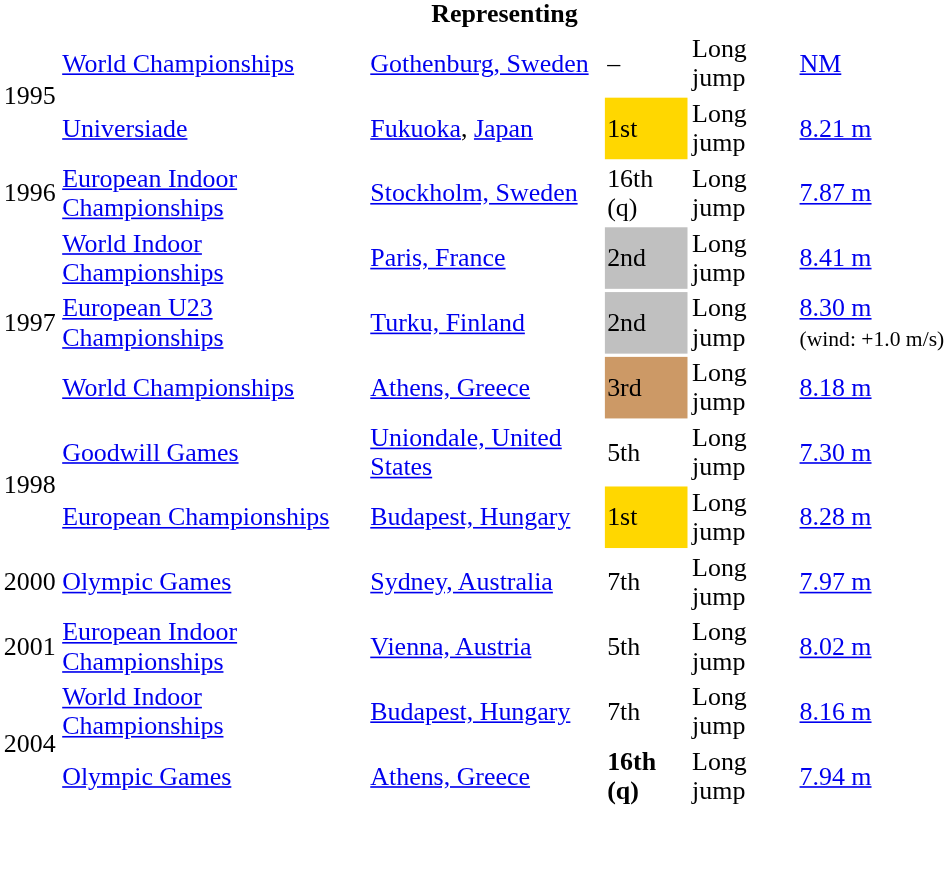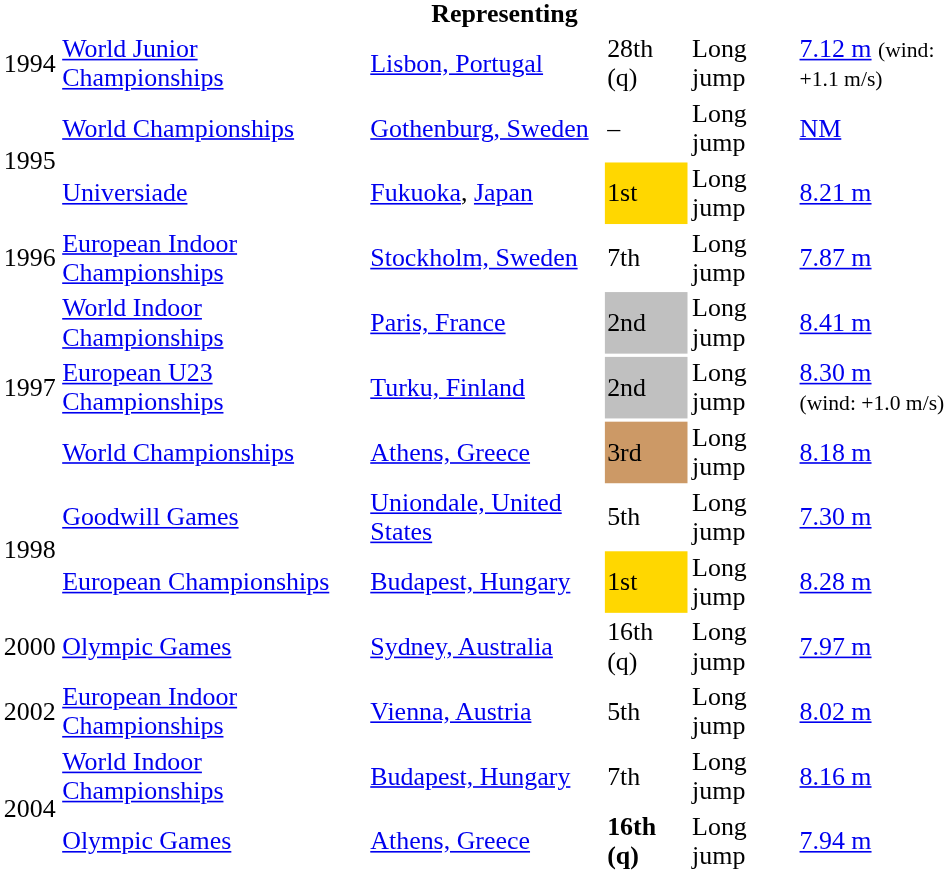+ row: (143, 63)
(630, 192) 16th (q) -> (624, 257) 7th
(624, 581) 7th -> (630, 646) 16th (q)
(30, 646) 2001 -> (30, 711) 2002
